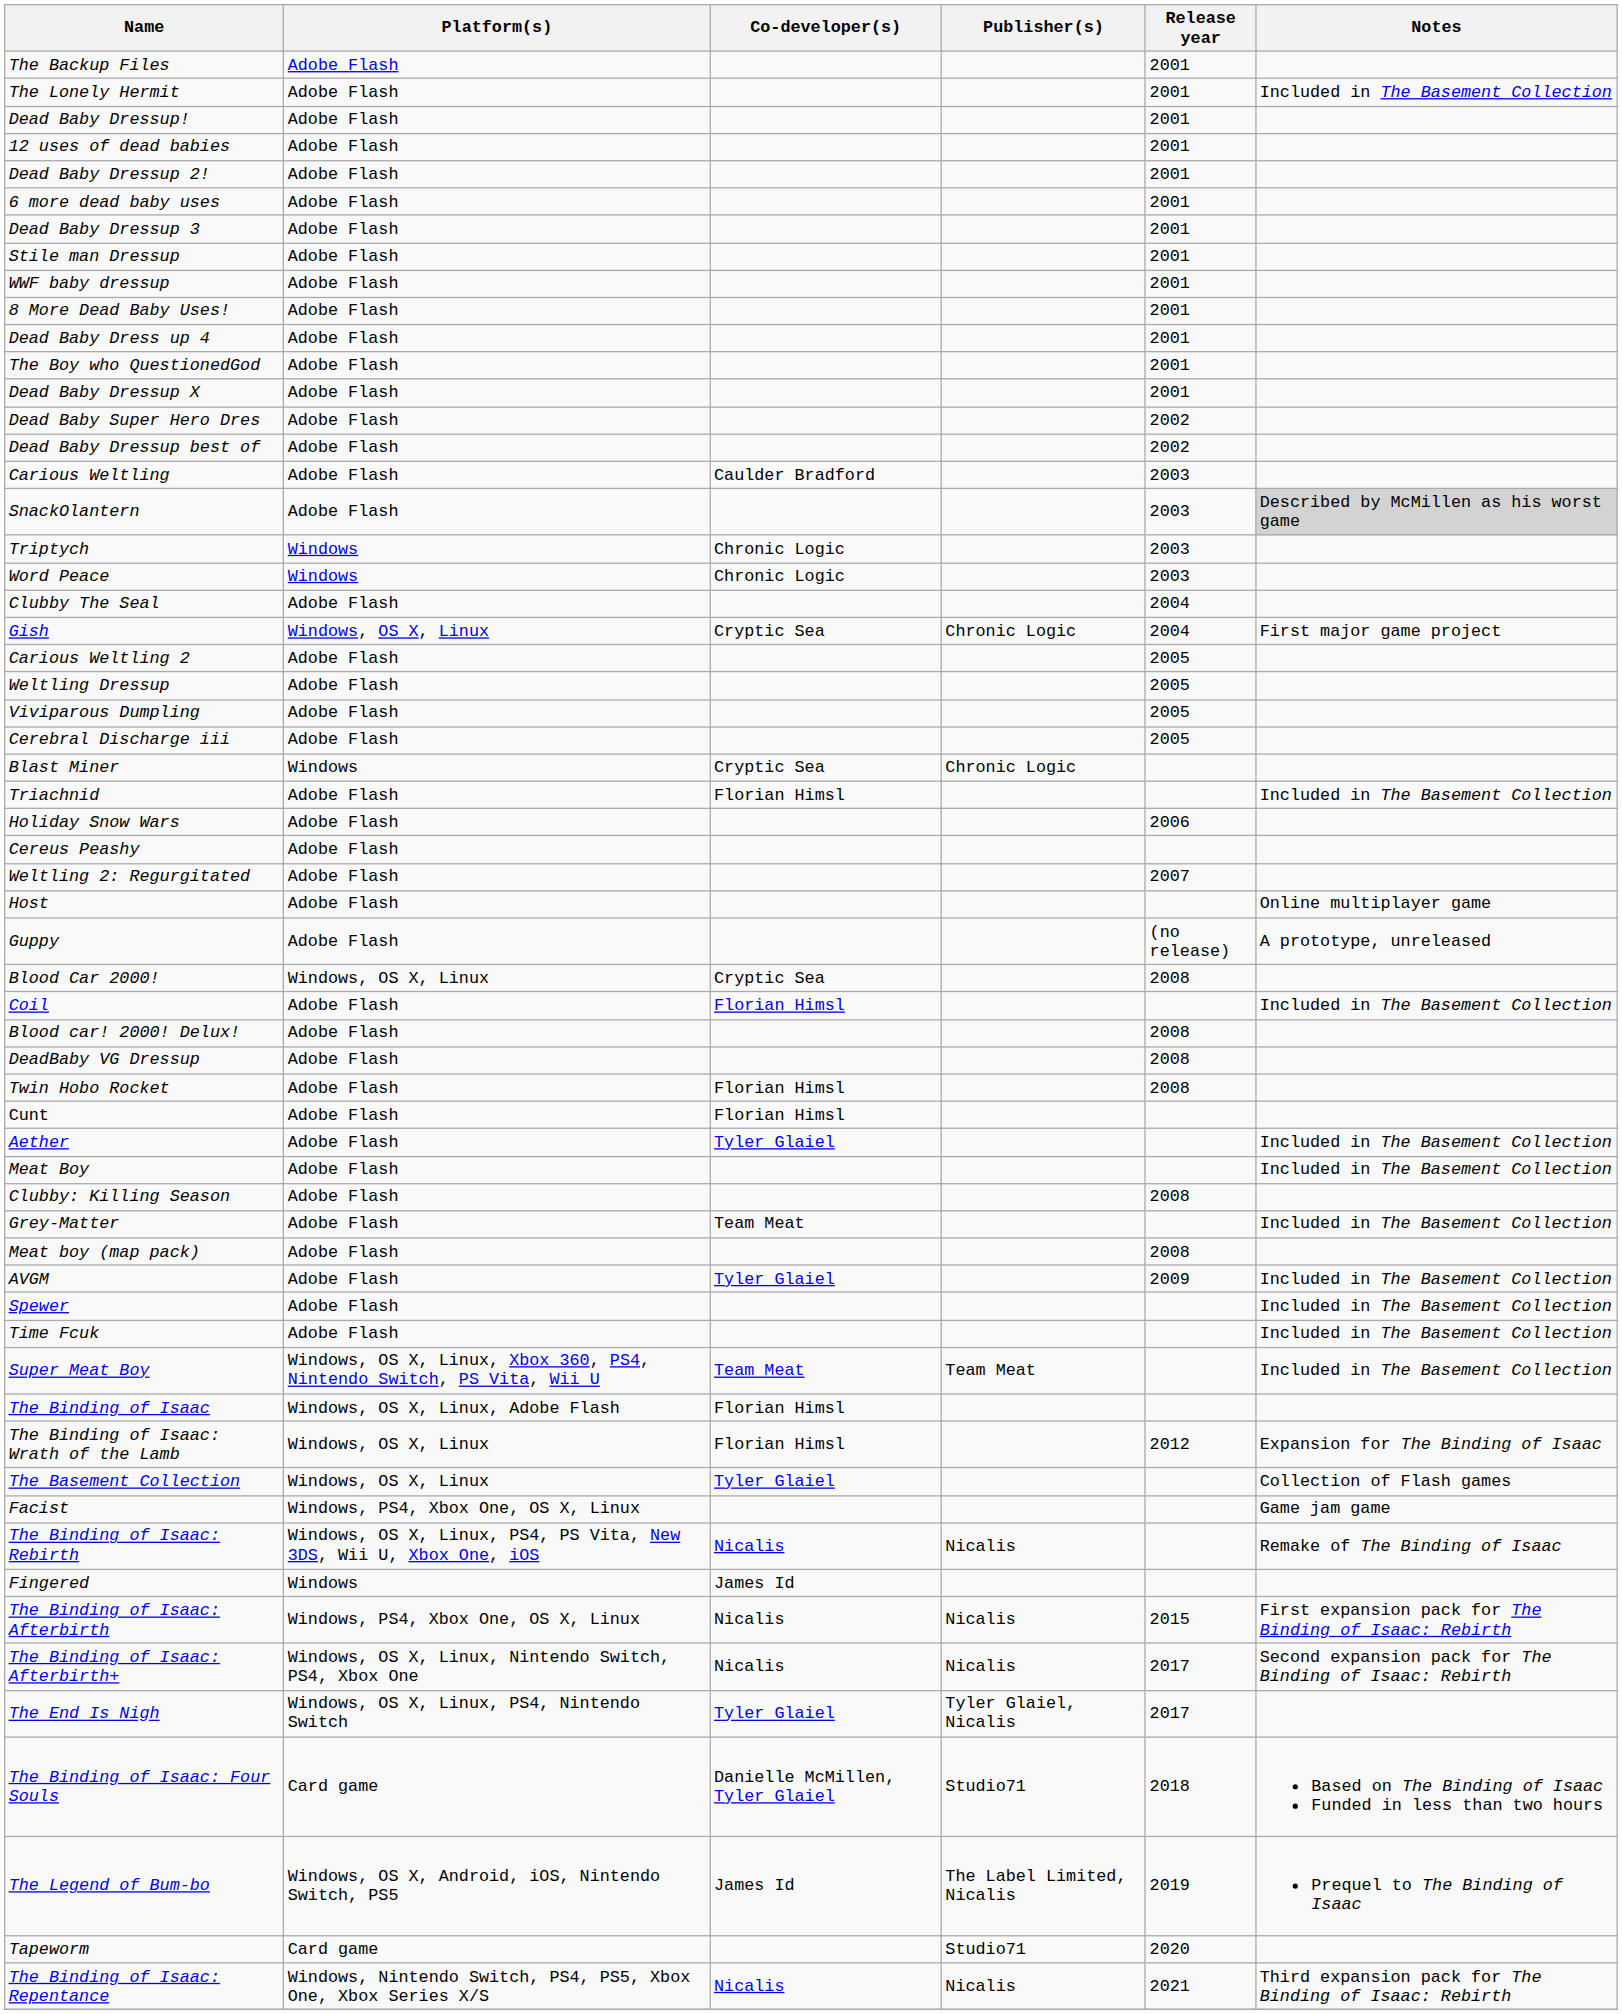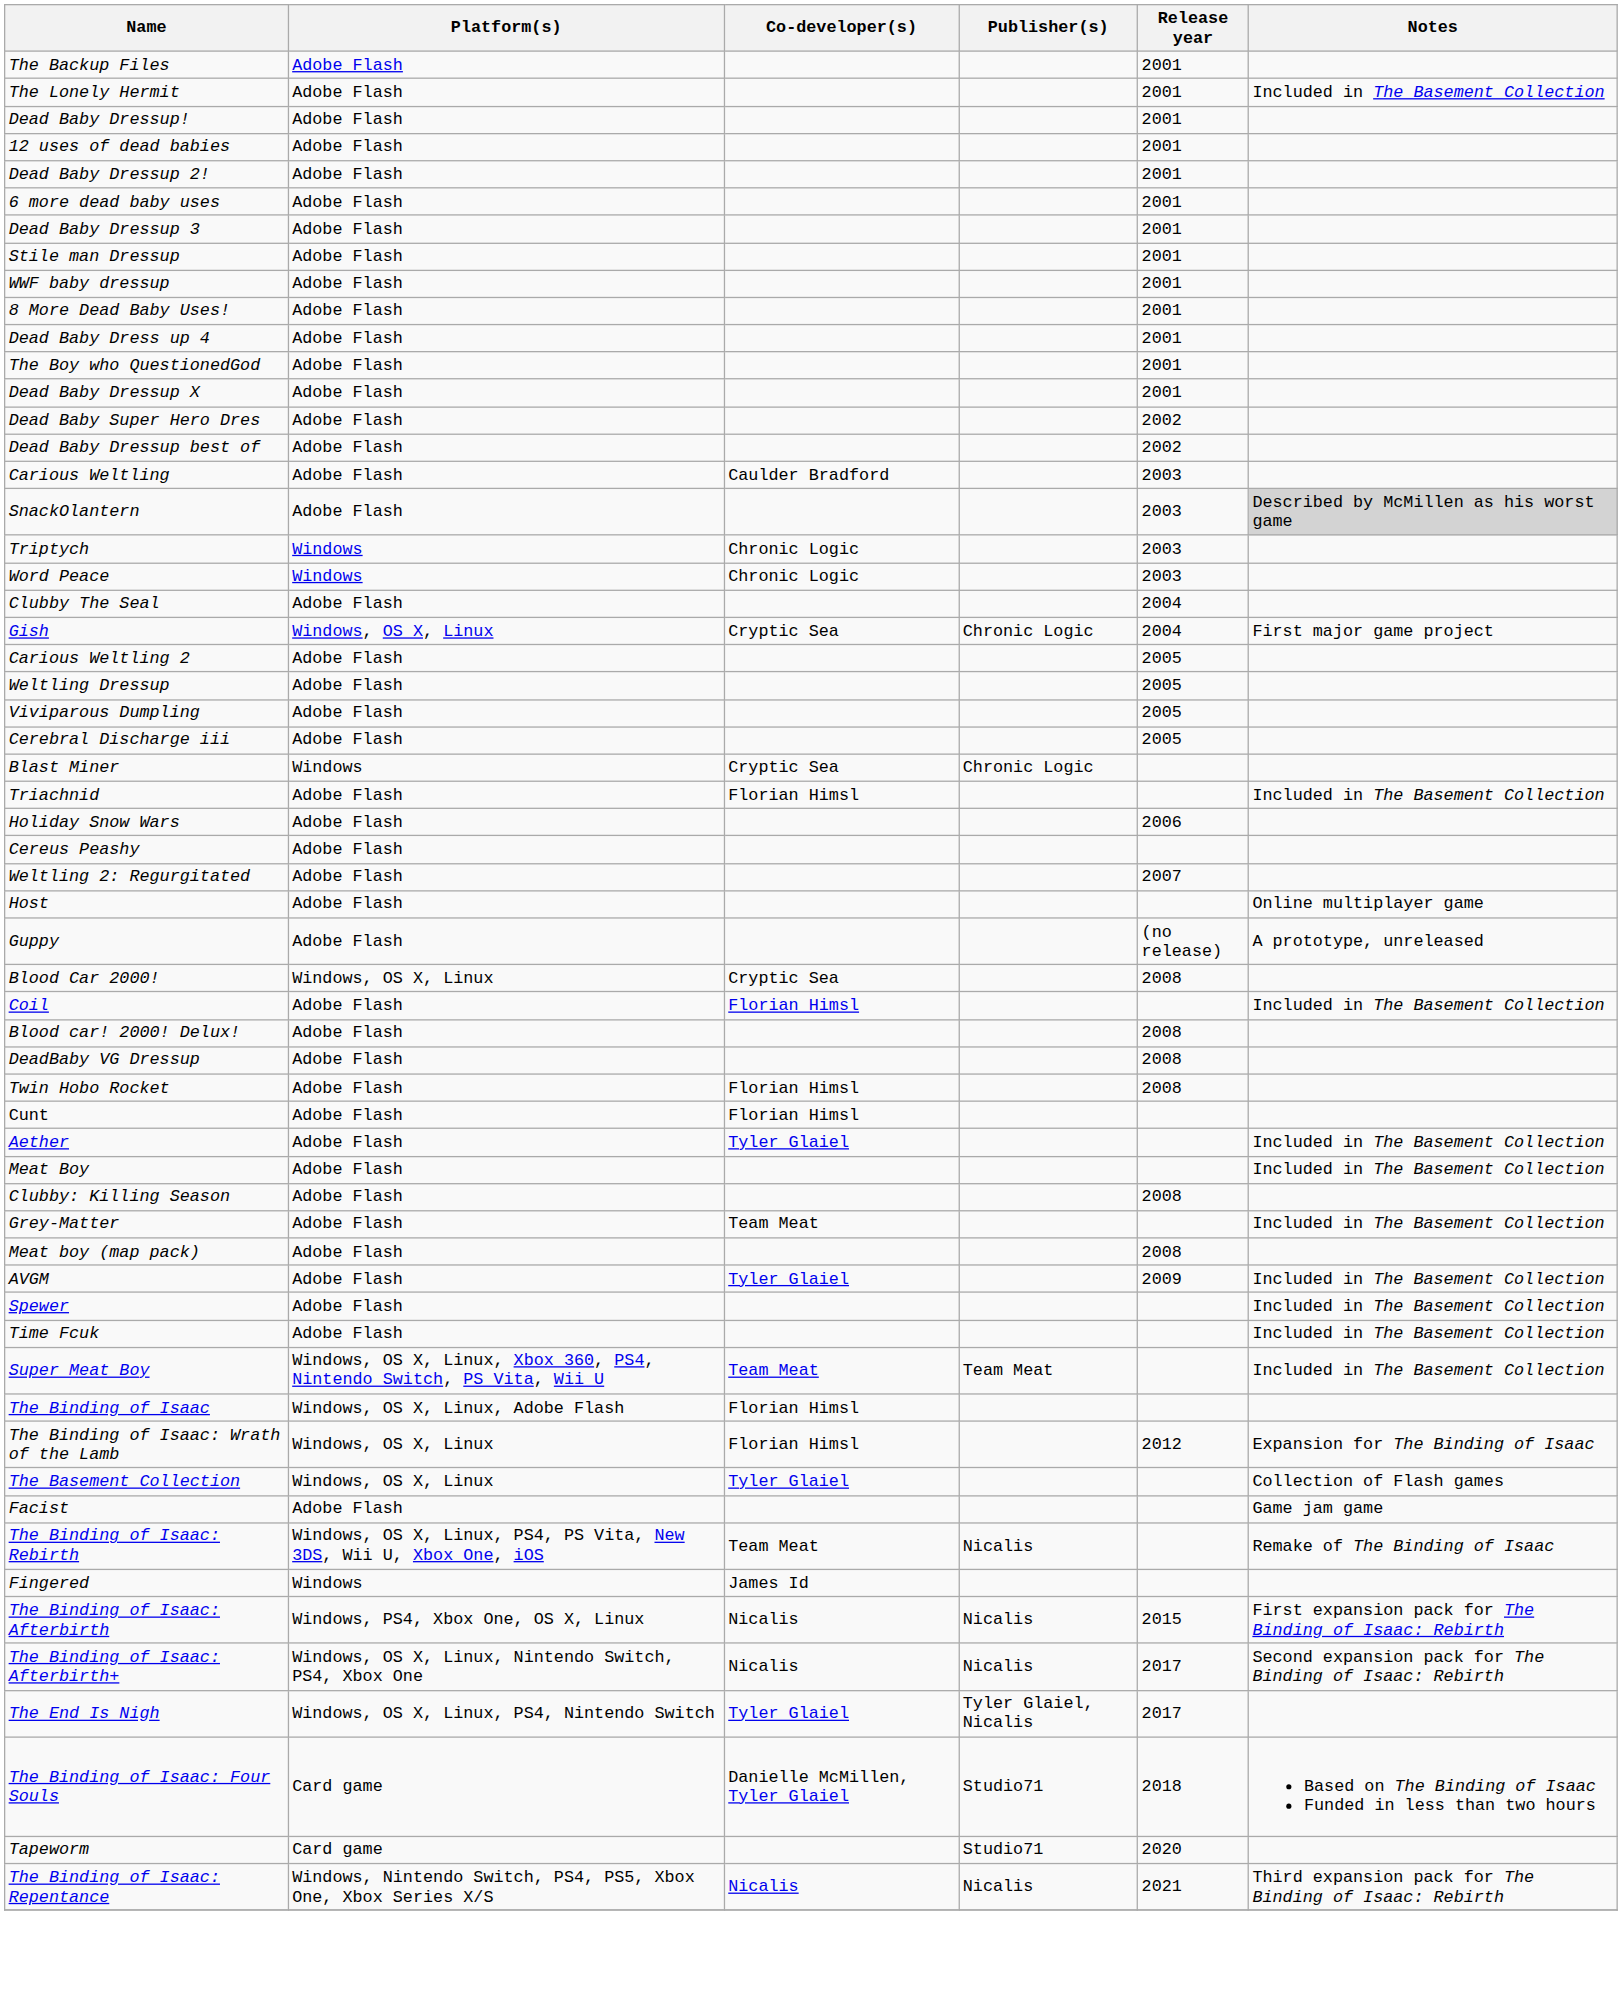(464, 1509) Windows, PS4, Xbox One, OS X, Linux -> (348, 1509) Adobe Flash
(749, 1546) Nicalis -> (774, 1546) Team Meat
- row: (109, 1886)
